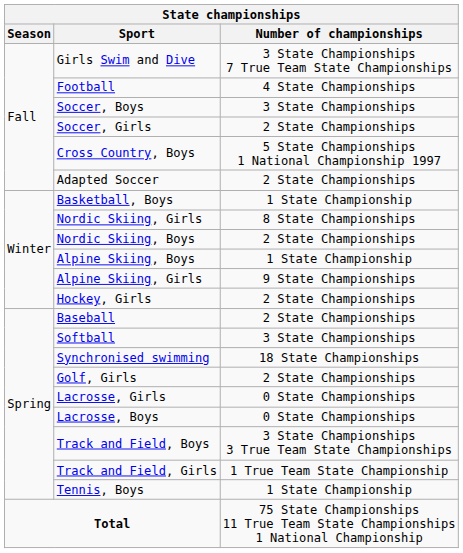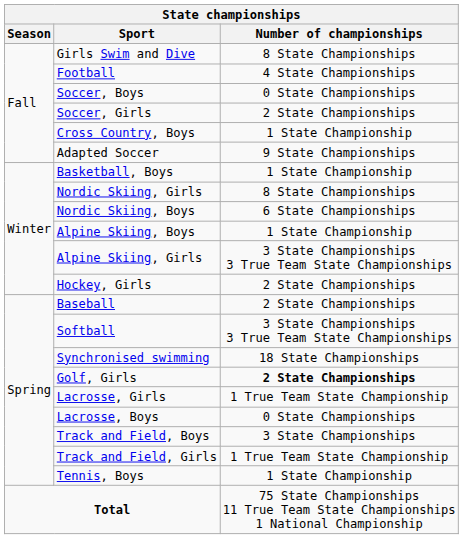(339, 61) 3 State Championships 7 True Team State Championships -> (339, 54) 8 State Championships
(339, 107) 3 State Championships -> (339, 93) 0 State Championships
(339, 153) 5 State Championships 1 National Championship 1997 -> (339, 133) 1 State Championship
(339, 180) 2 State Championships -> (339, 152) 9 State Championships
(339, 239) 2 State Championships -> (339, 211) 6 State Championships
(339, 279) 9 State Championships -> (339, 258) 3 State Championships 3 True Team State Championships
(339, 338) 3 State Championships -> (339, 331) 3 State Championships 3 True Team State Championships
(339, 377) normal -> (339, 377) bold
(339, 397) 0 State Championships -> (339, 397) 1 True Team State Championship
(339, 443) 3 State Championships 3 True Team State Championships -> (339, 436) 3 State Championships
